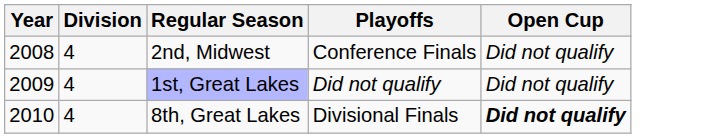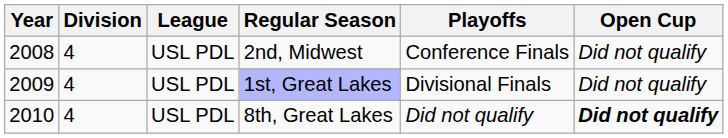+ column: (193, 20)
(377, 84) Did not qualify -> (478, 84) Divisional Finals
(386, 116) Divisional Finals -> (469, 116) Did not qualify
